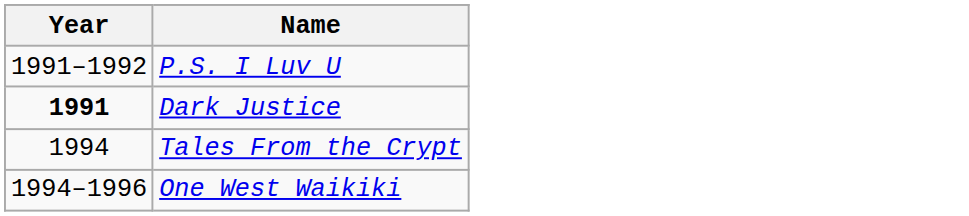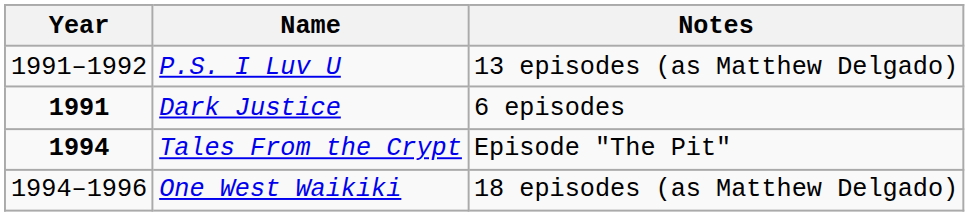+ column: (716, 26)
(79, 149) normal -> (79, 149) bold
